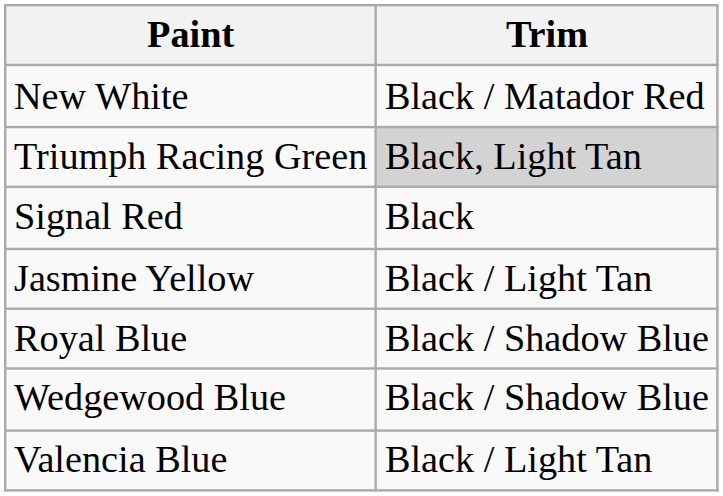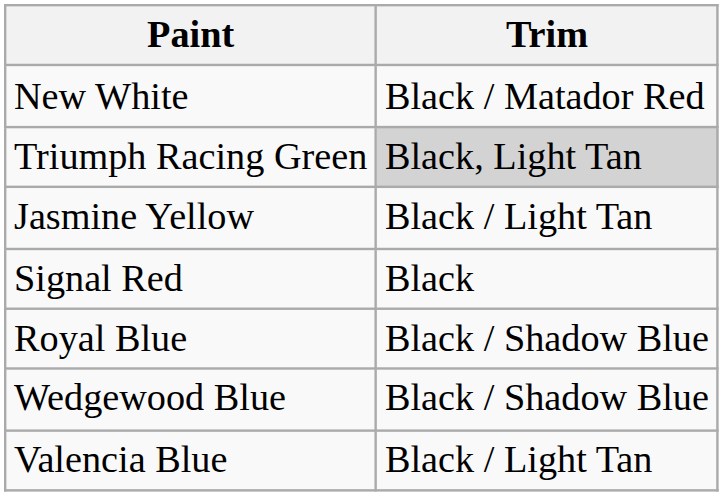rows swapped: (98, 216) <-> (134, 277)
